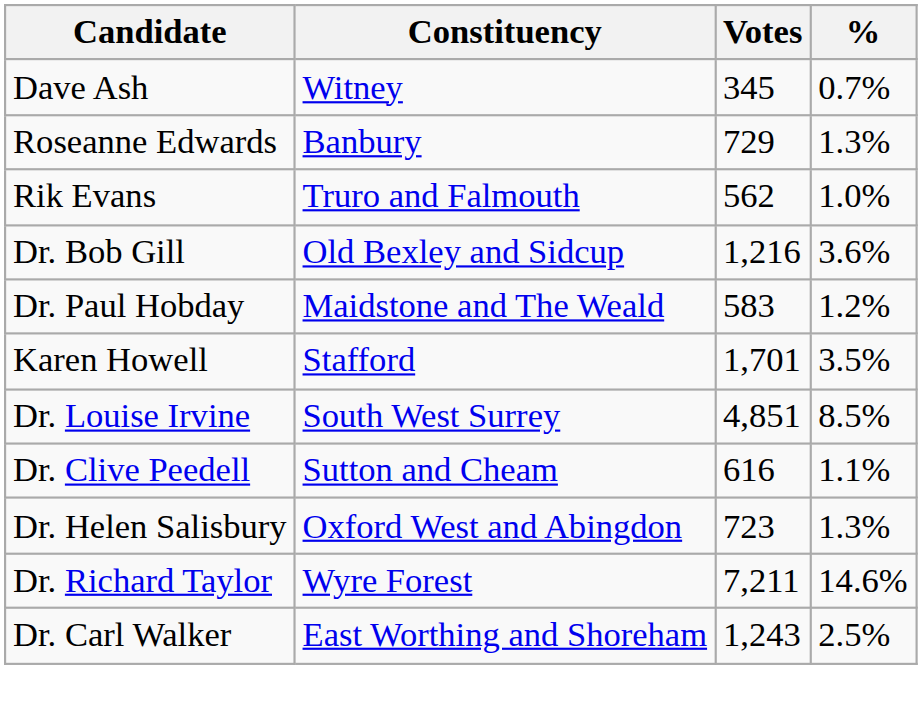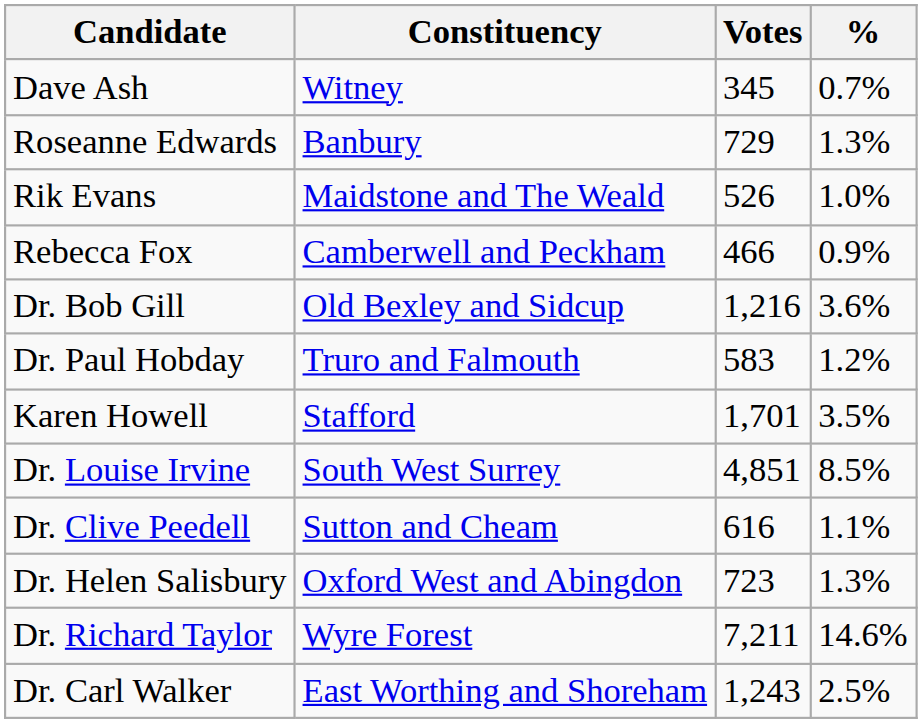(441, 196) Truro and Falmouth -> (483, 196) Maidstone and The Weald
(749, 196) 562 -> (749, 196) 526
+ row: (103, 251)
(483, 305) Maidstone and The Weald -> (441, 360) Truro and Falmouth
